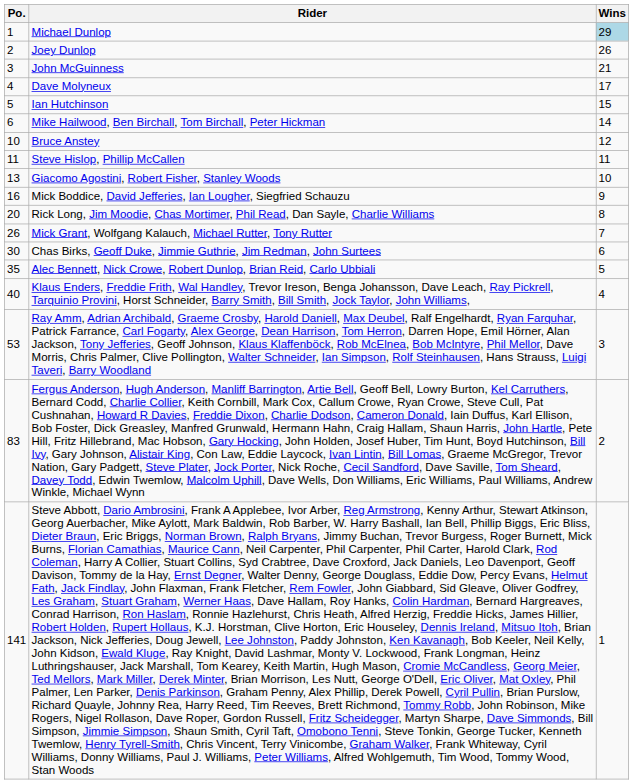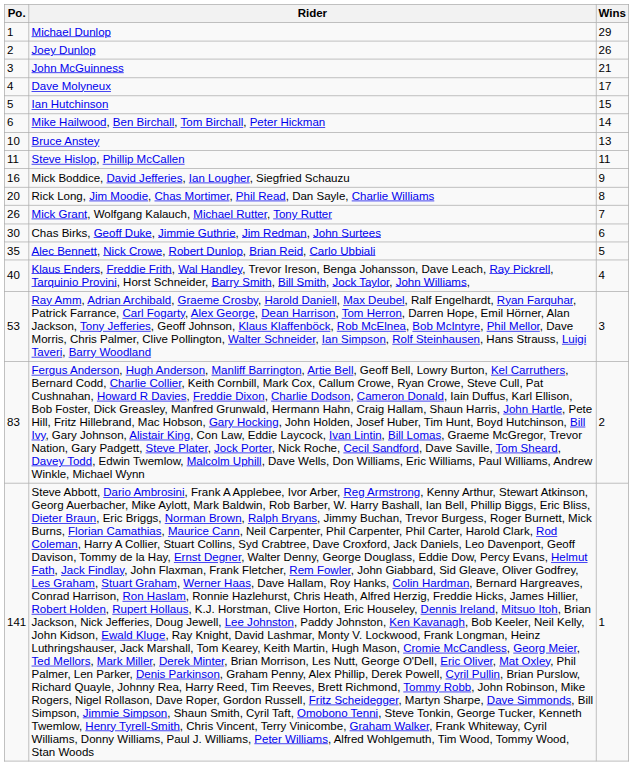(605, 31) lightblue background -> (605, 31) no background
(605, 141) 12 -> (605, 141) 13
- row: (156, 178)
